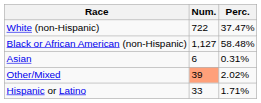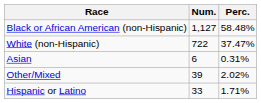rows swapped: (53, 28) <-> (97, 43)
(197, 75) lightsalmon background -> (197, 75) no background
